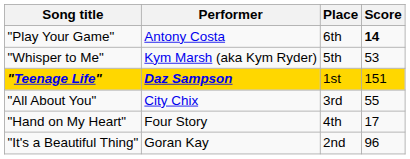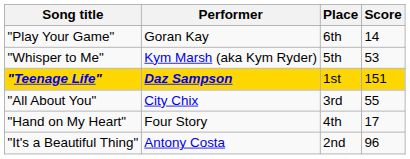(185, 36) Antony Costa -> (176, 36) Goran Kay
(372, 36) bold -> (372, 36) normal
(176, 143) Goran Kay -> (185, 143) Antony Costa
